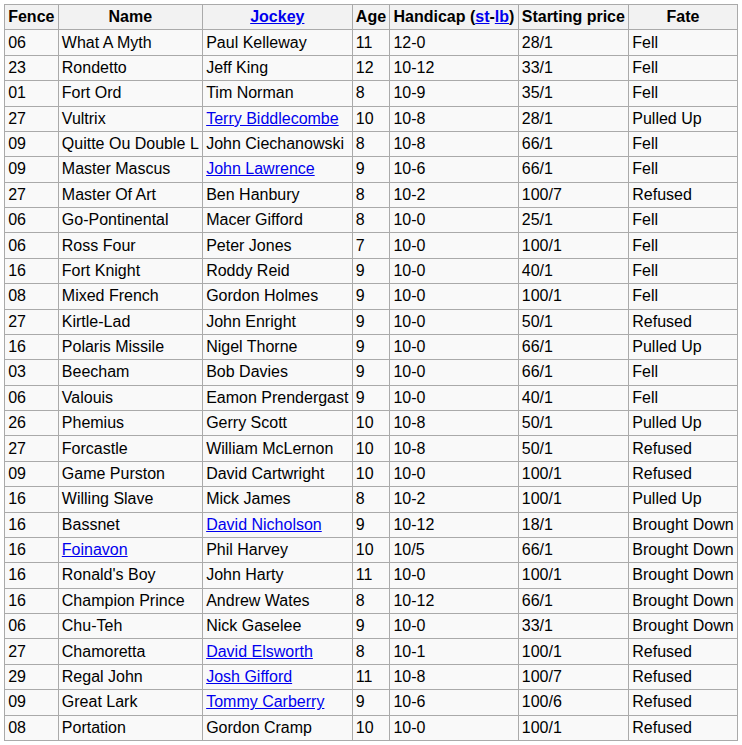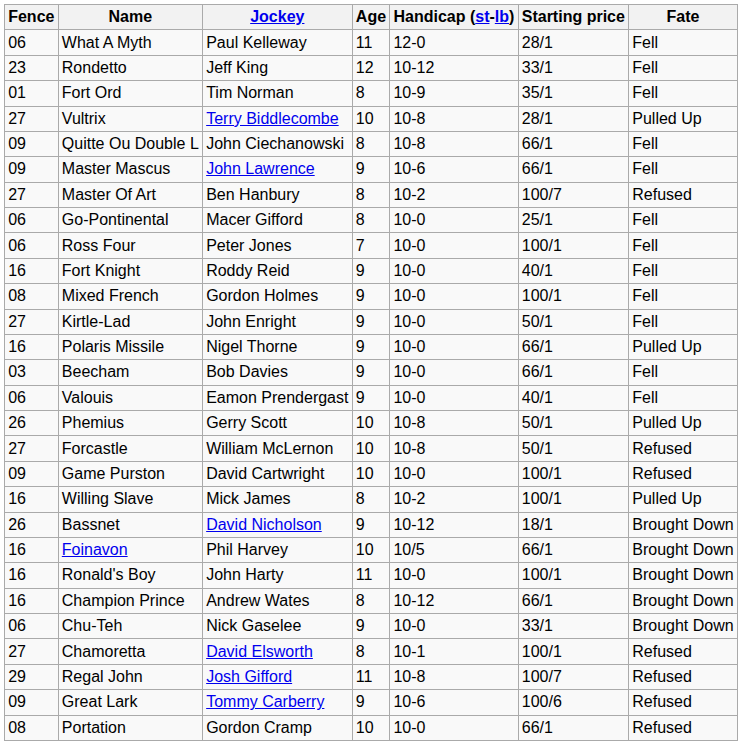(662, 321) Refused -> (645, 321) Fell
(17, 524) 16 -> (17, 524) 26
(542, 727) 100/1 -> (537, 727) 66/1
